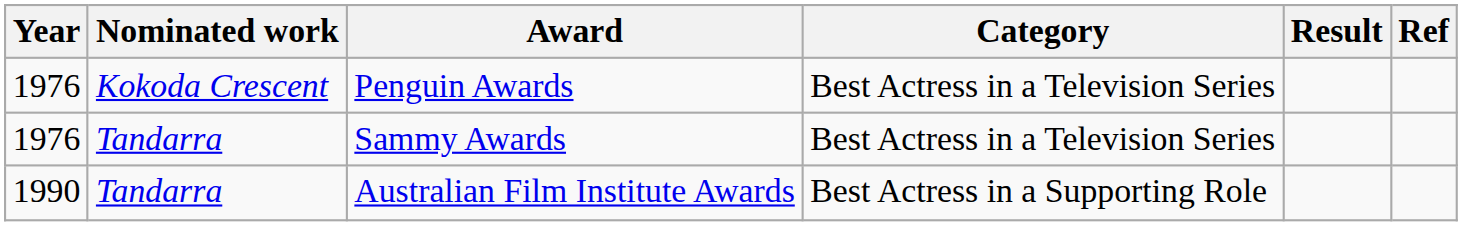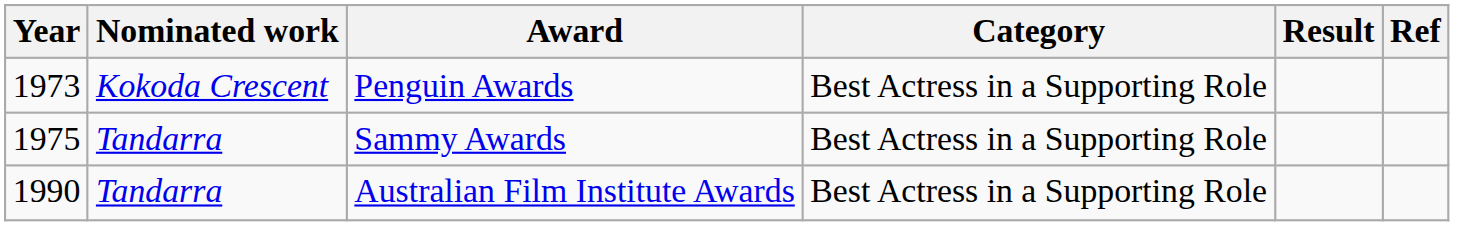(47, 84) 1976 -> (47, 84) 1973
(1043, 84) Best Actress in a Television Series -> (1039, 84) Best Actress in a Supporting Role
(47, 138) 1976 -> (47, 138) 1975
(1043, 138) Best Actress in a Television Series -> (1039, 138) Best Actress in a Supporting Role
